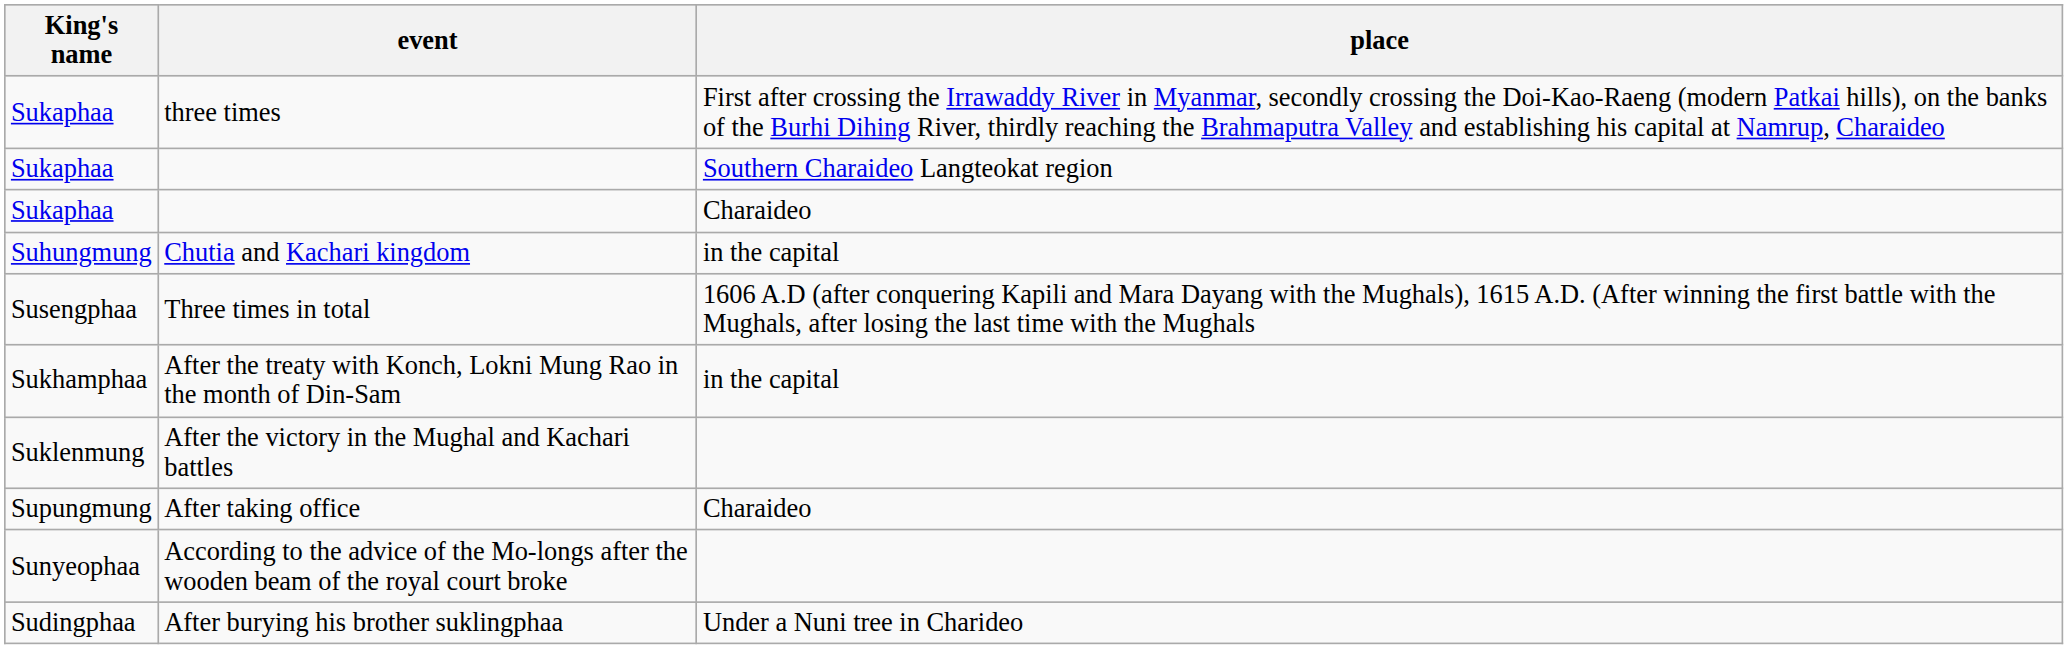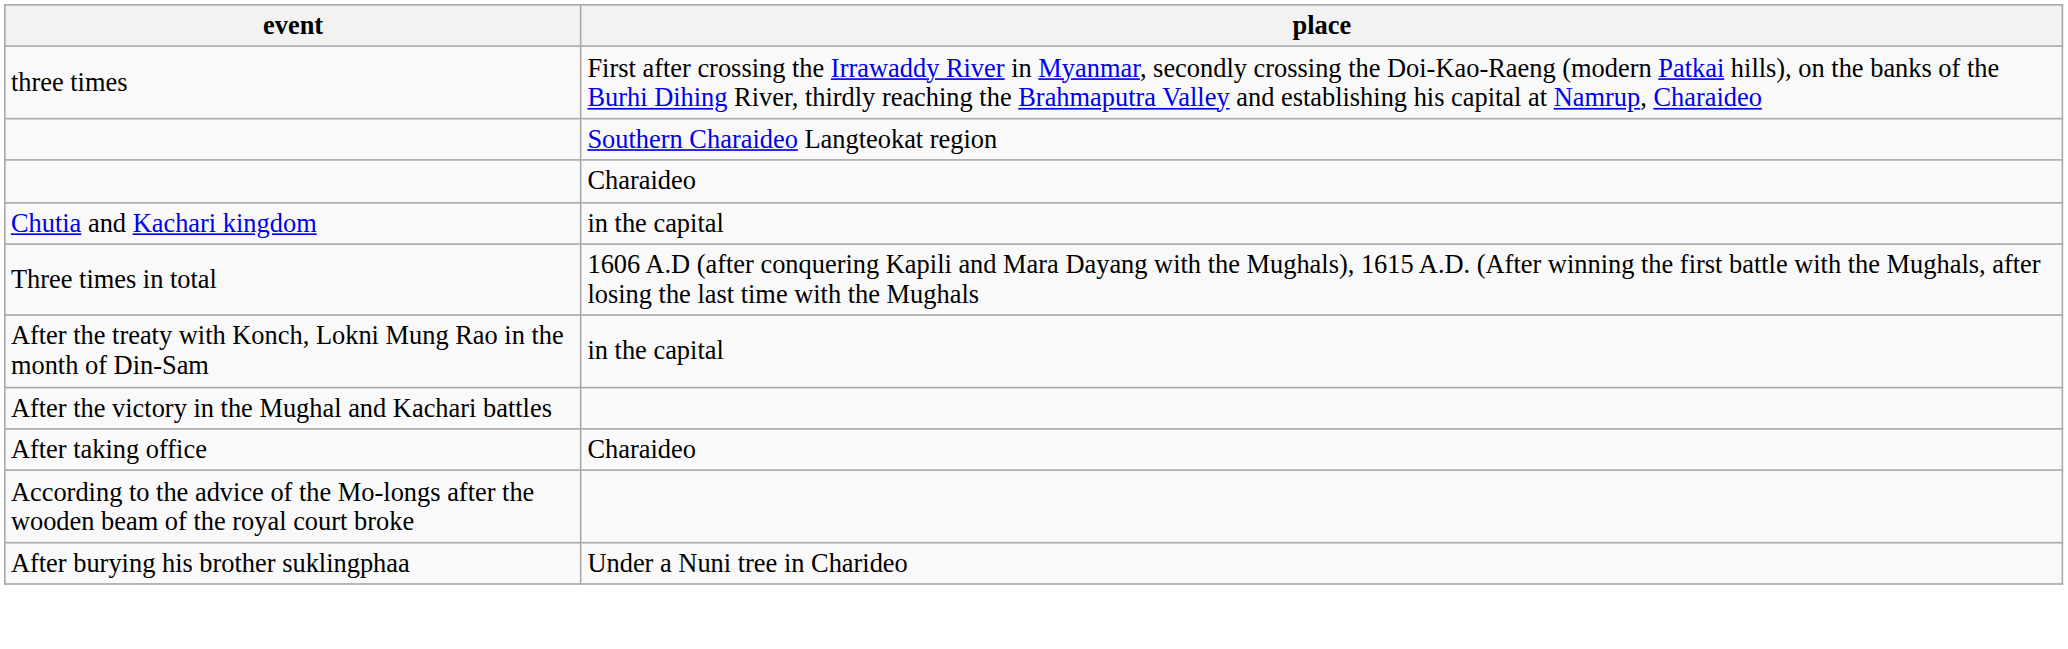- column: (81, 40)
